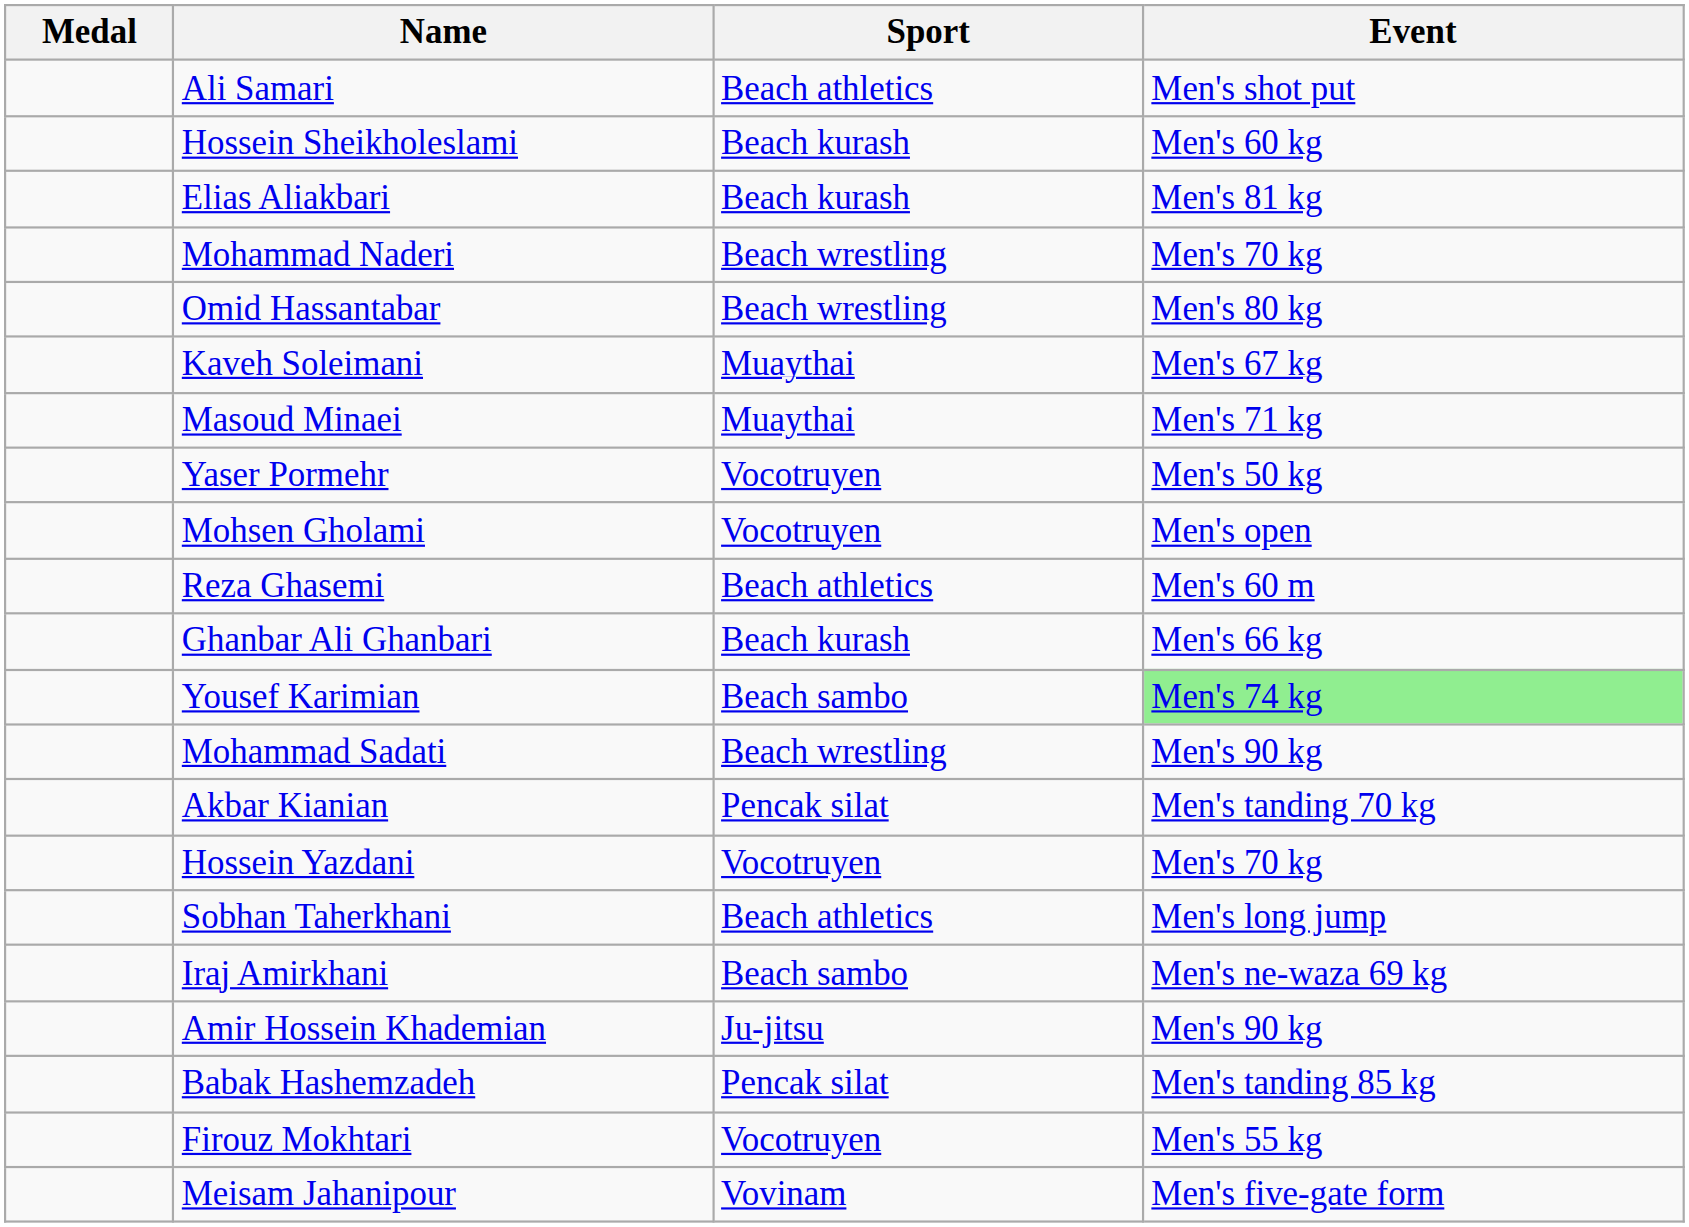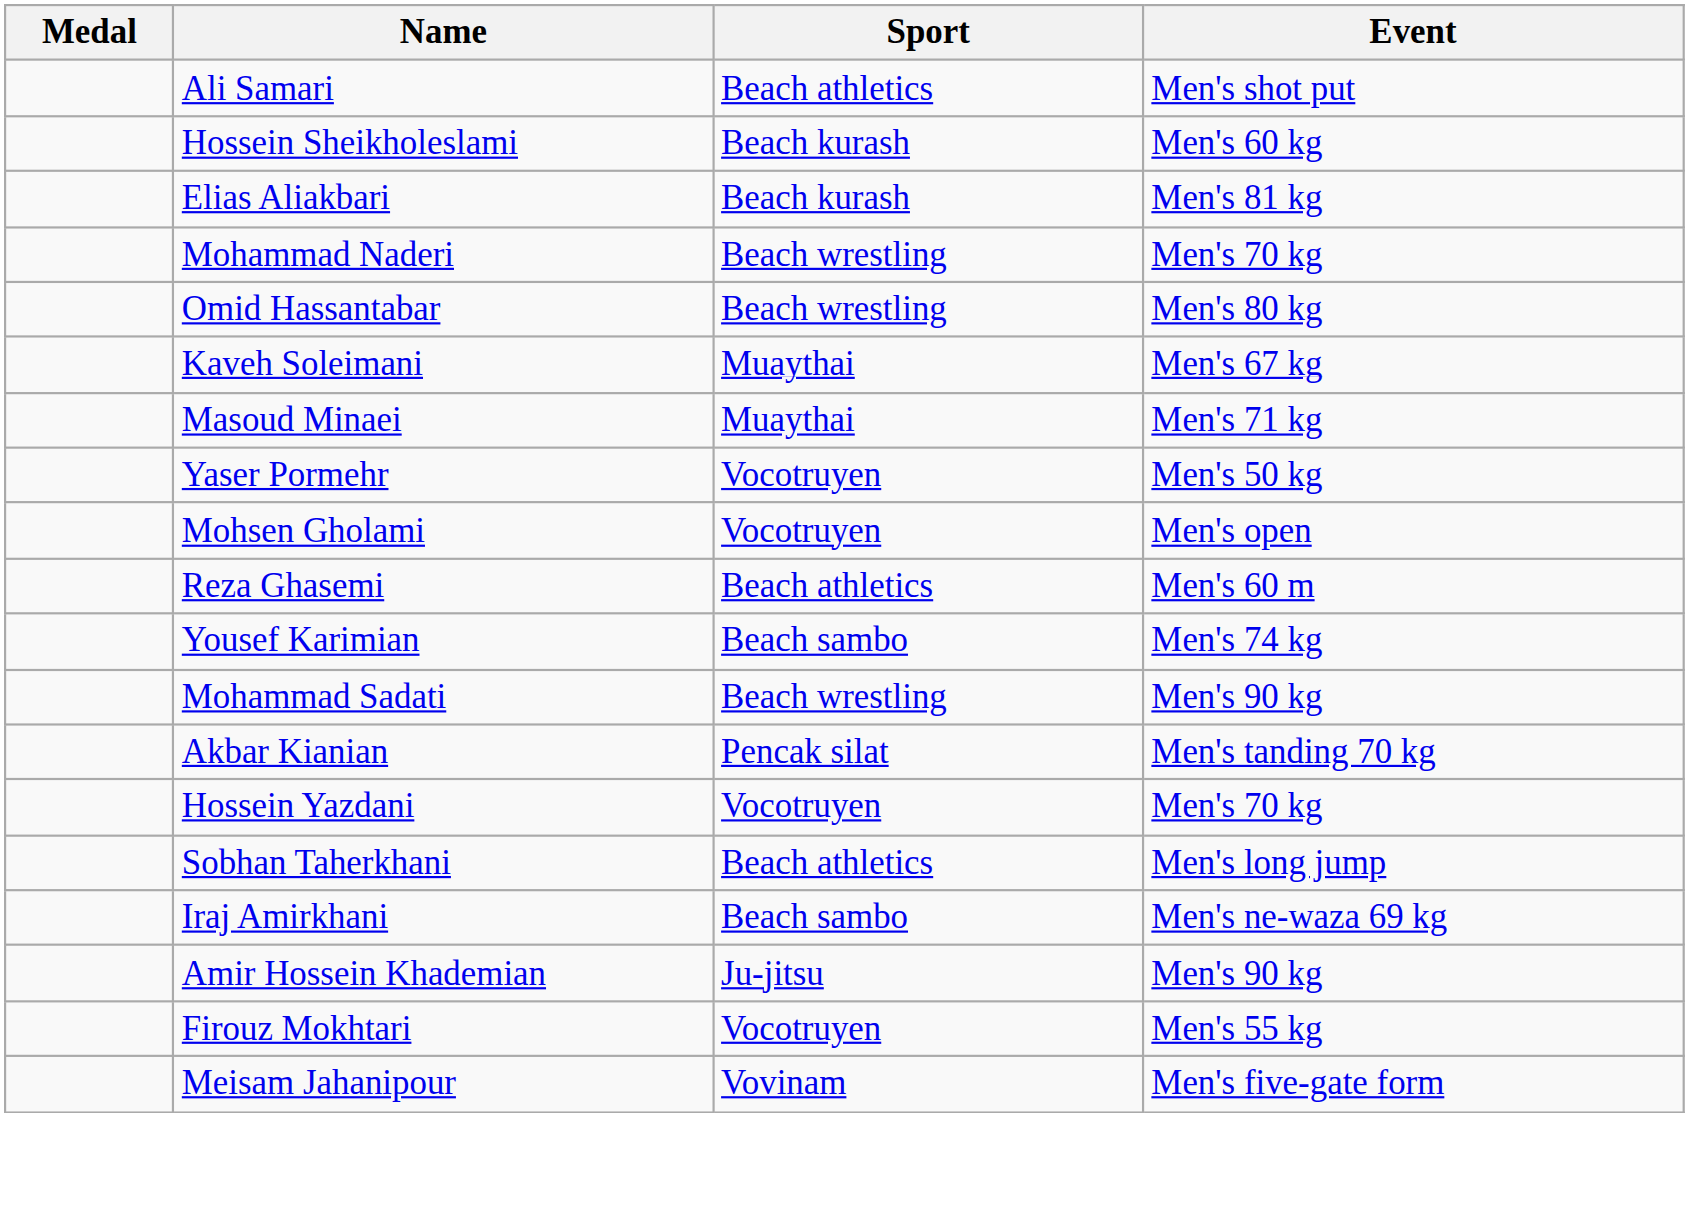- row: (337, 640)
(1237, 695) lightgreen background -> (1237, 640) no background
- row: (329, 1083)
